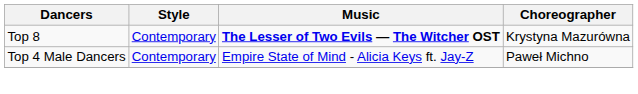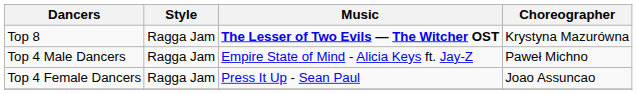(174, 36) Contemporary -> (181, 36) Ragga Jam
(174, 57) Contemporary -> (181, 57) Ragga Jam
+ row: (74, 78)
